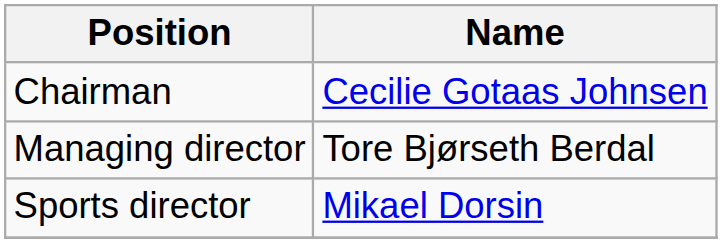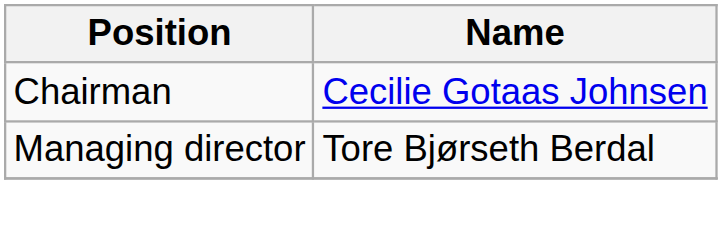- row: (132, 206)
